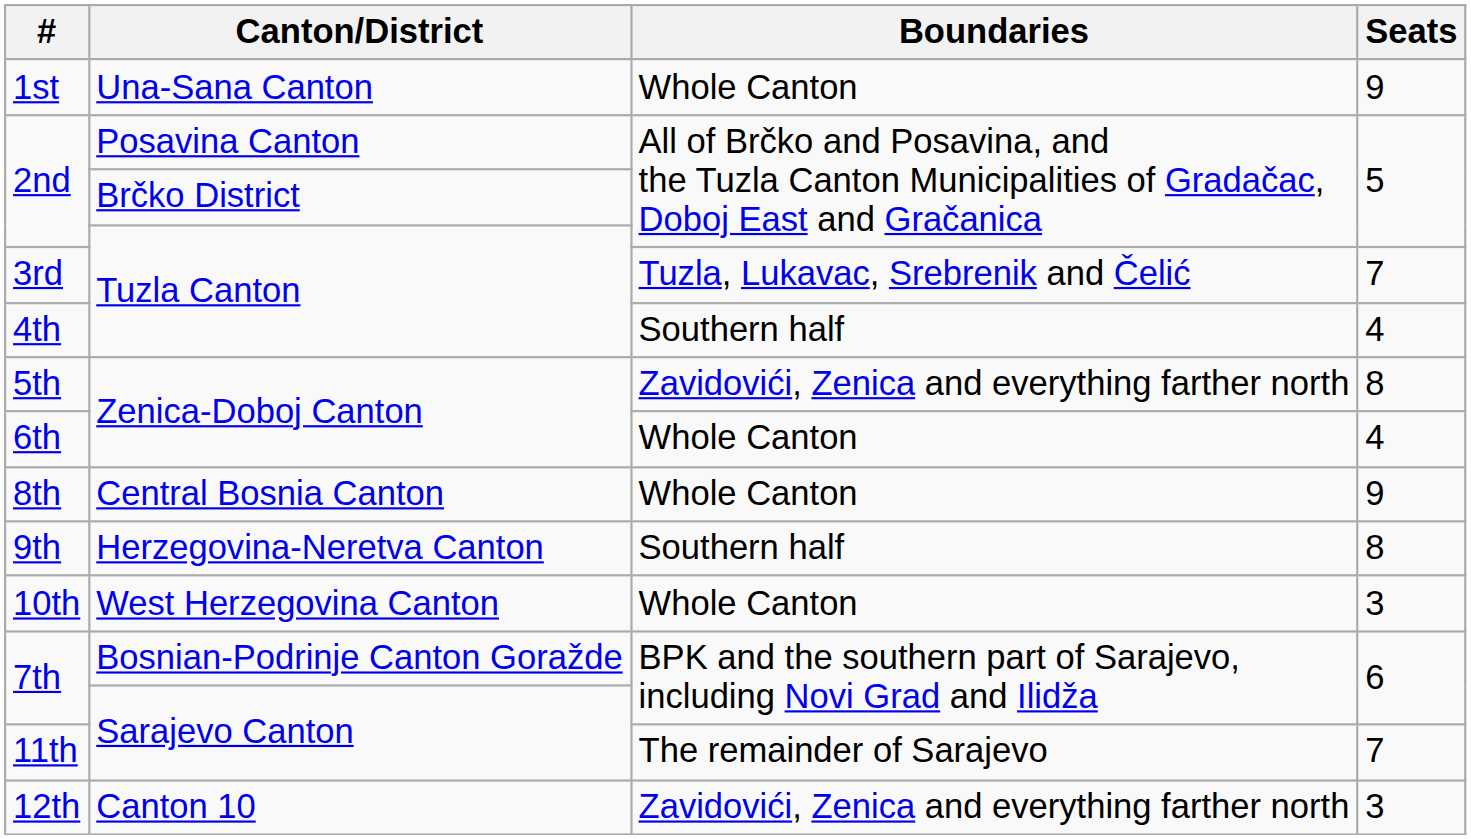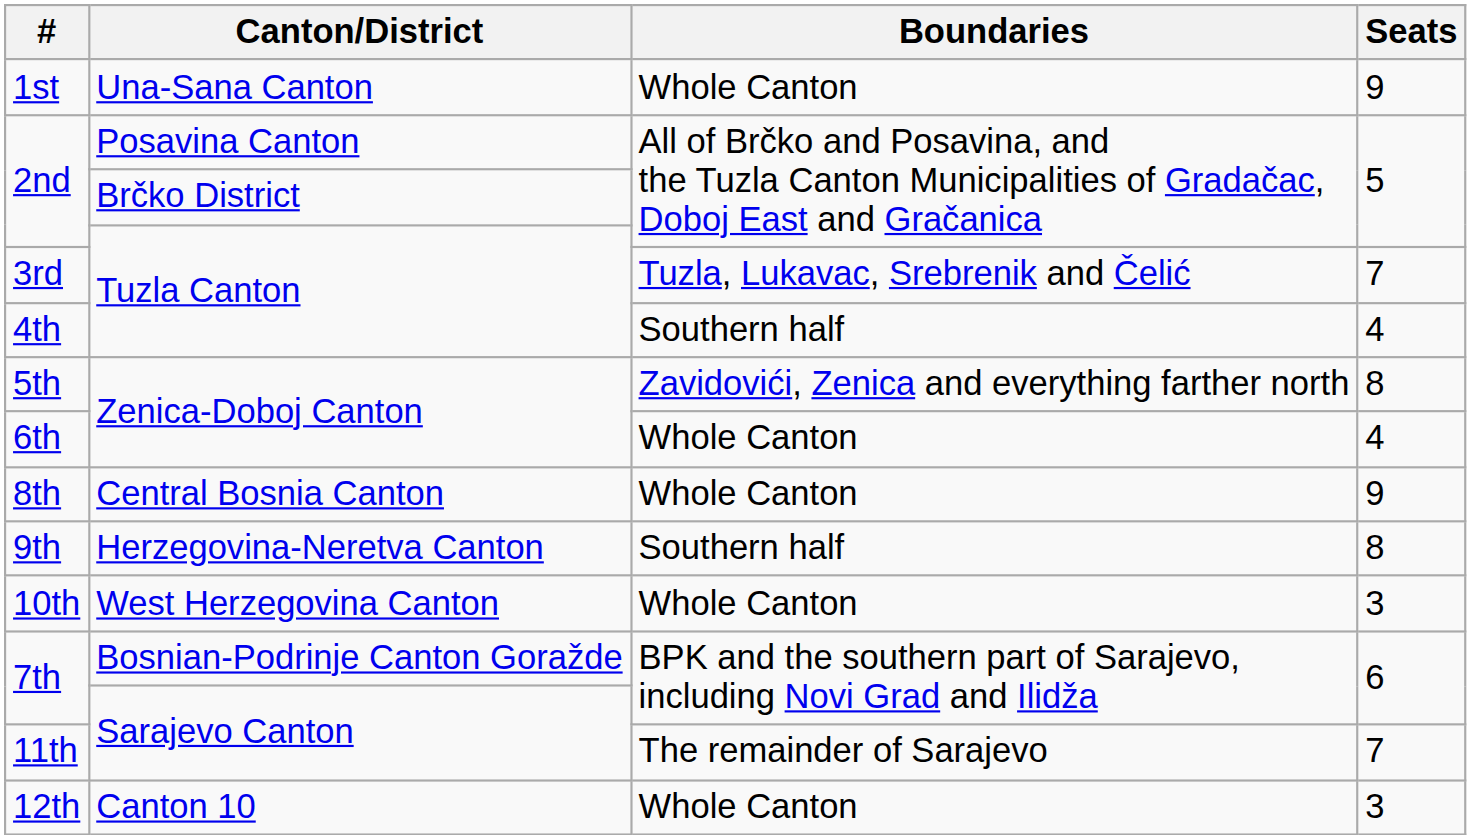(994, 806) Zavidovići, Zenica and everything farther north -> (748, 806) Whole Canton
